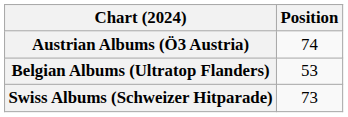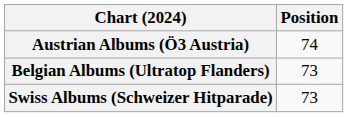(309, 71) 53 -> (309, 71) 73
